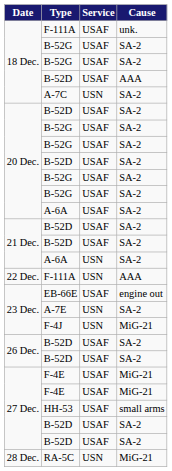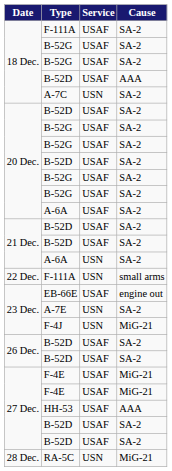(128, 29) unk. -> (130, 29) SA-2
(131, 276) AAA -> (142, 276) small arms
(142, 408) small arms -> (131, 408) AAA
